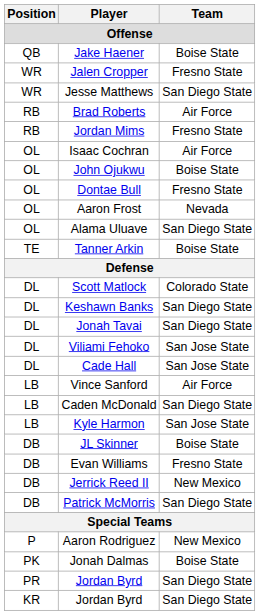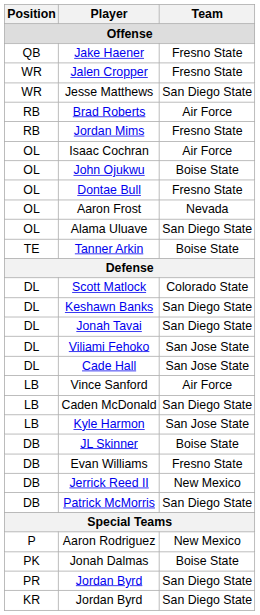(207, 53) Boise State -> (207, 53) Fresno State
